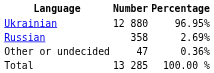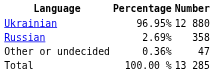columns swapped: (131, 9) <-> (180, 9)
